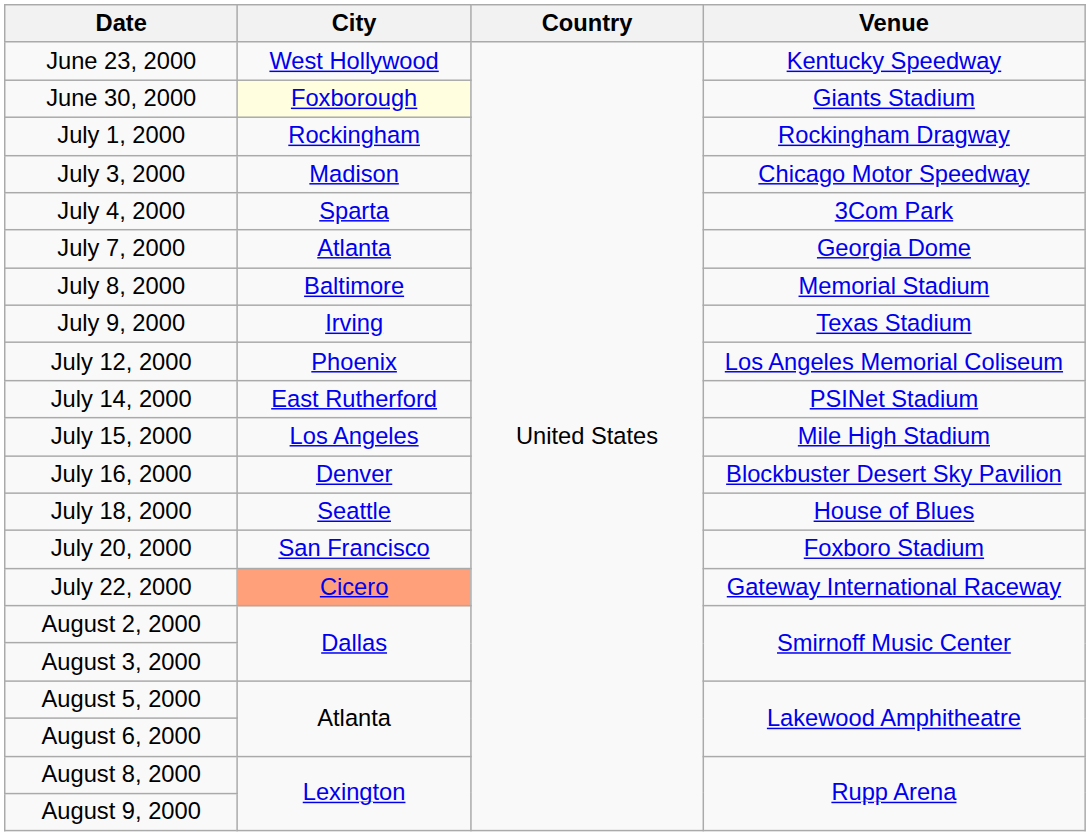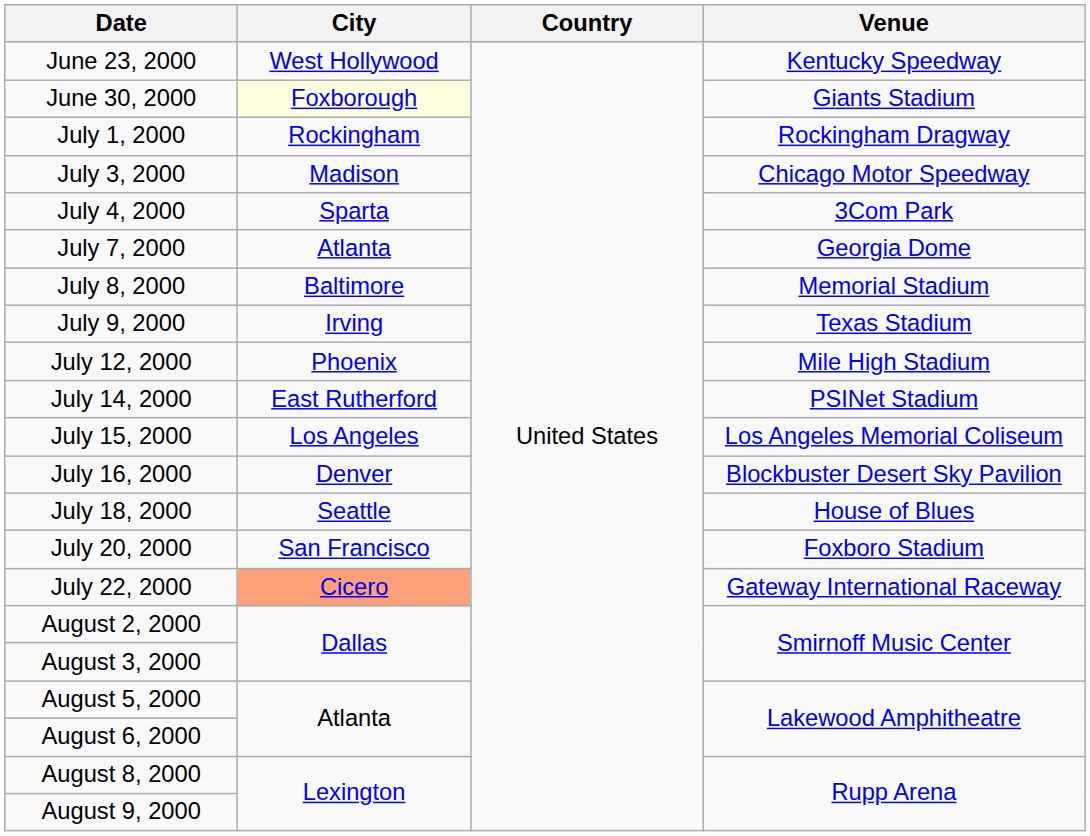(894, 361) Los Angeles Memorial Coliseum -> (894, 361) Mile High Stadium
(894, 436) Mile High Stadium -> (894, 436) Los Angeles Memorial Coliseum
